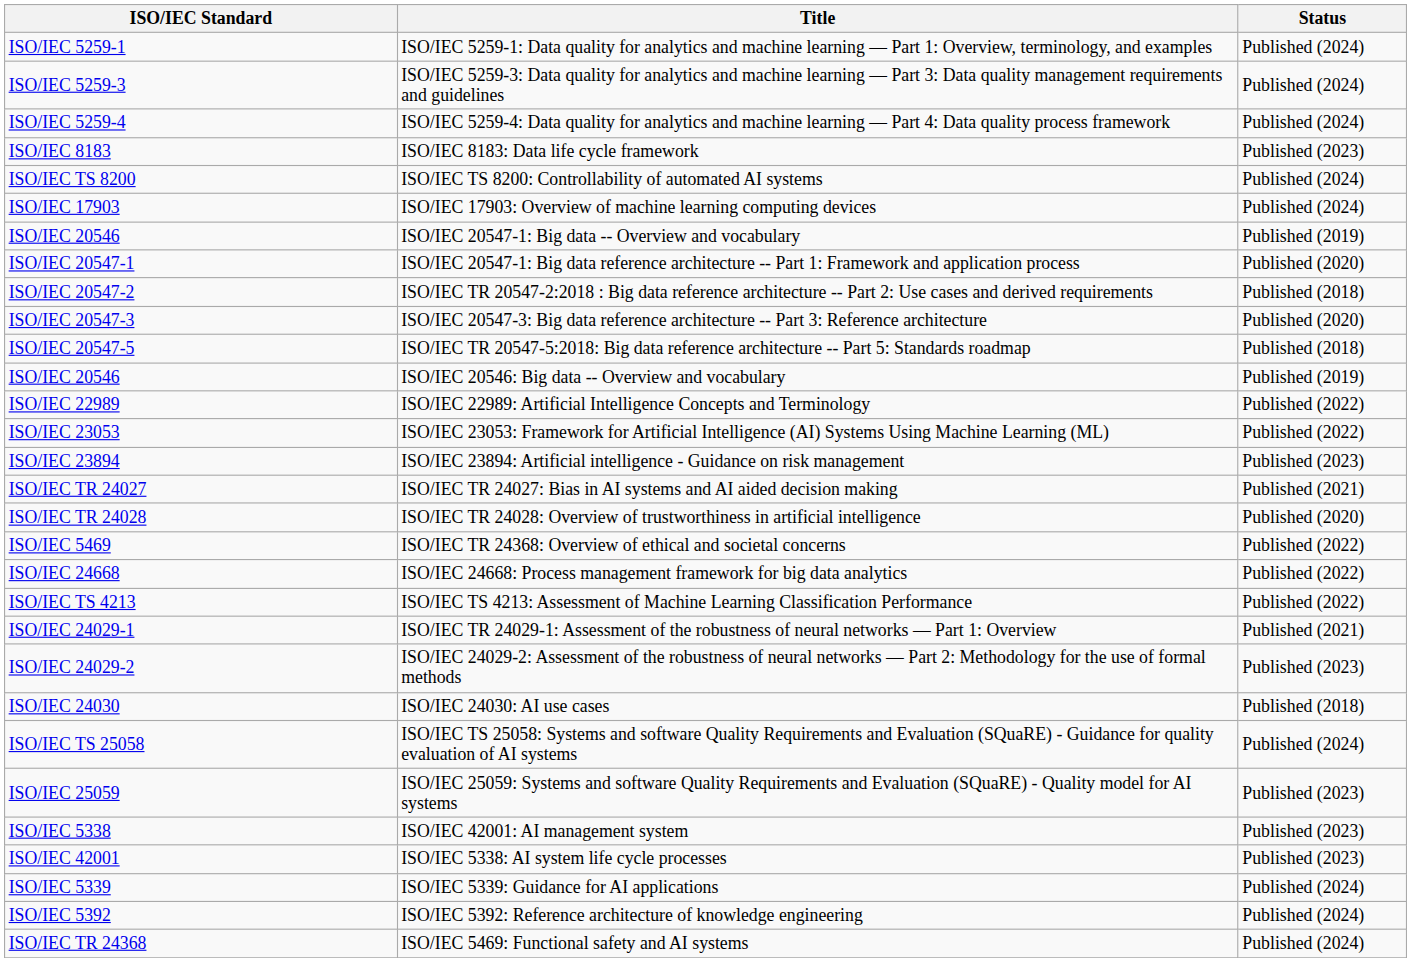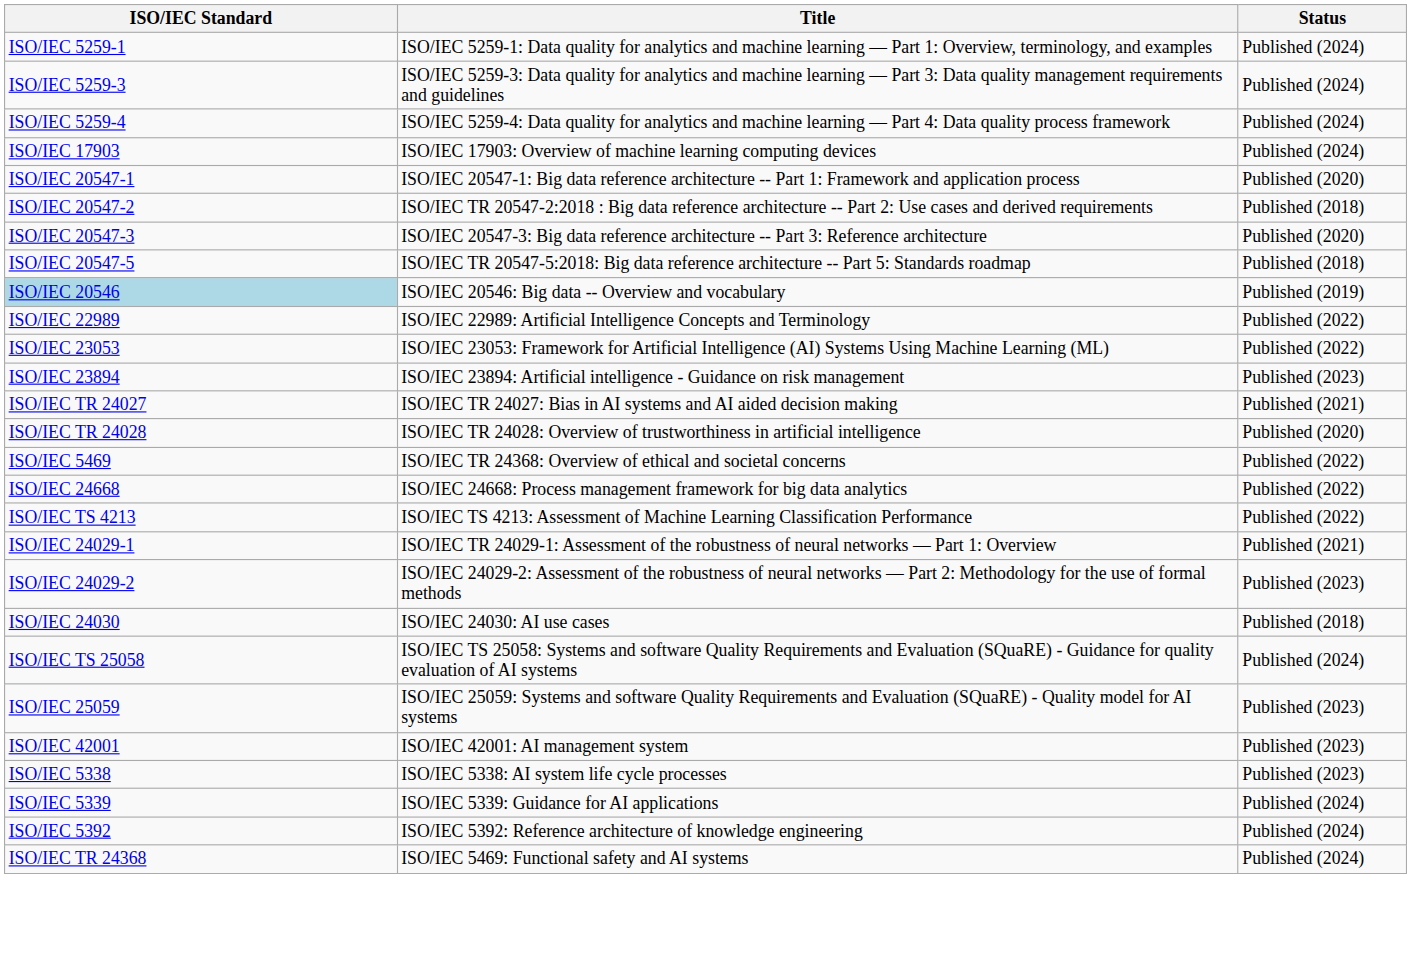- row: (550, 151)
- row: (612, 179)
- row: (601, 235)
(64, 376) no background -> (64, 292) lightblue background
(60, 830) ISO/IEC 5338 -> (64, 746) ISO/IEC 42001
(64, 858) ISO/IEC 42001 -> (60, 774) ISO/IEC 5338
